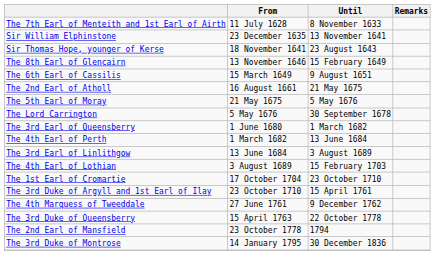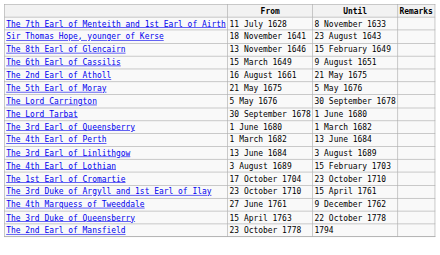- row: (61, 37)
+ row: (42, 114)
- row: (63, 243)
